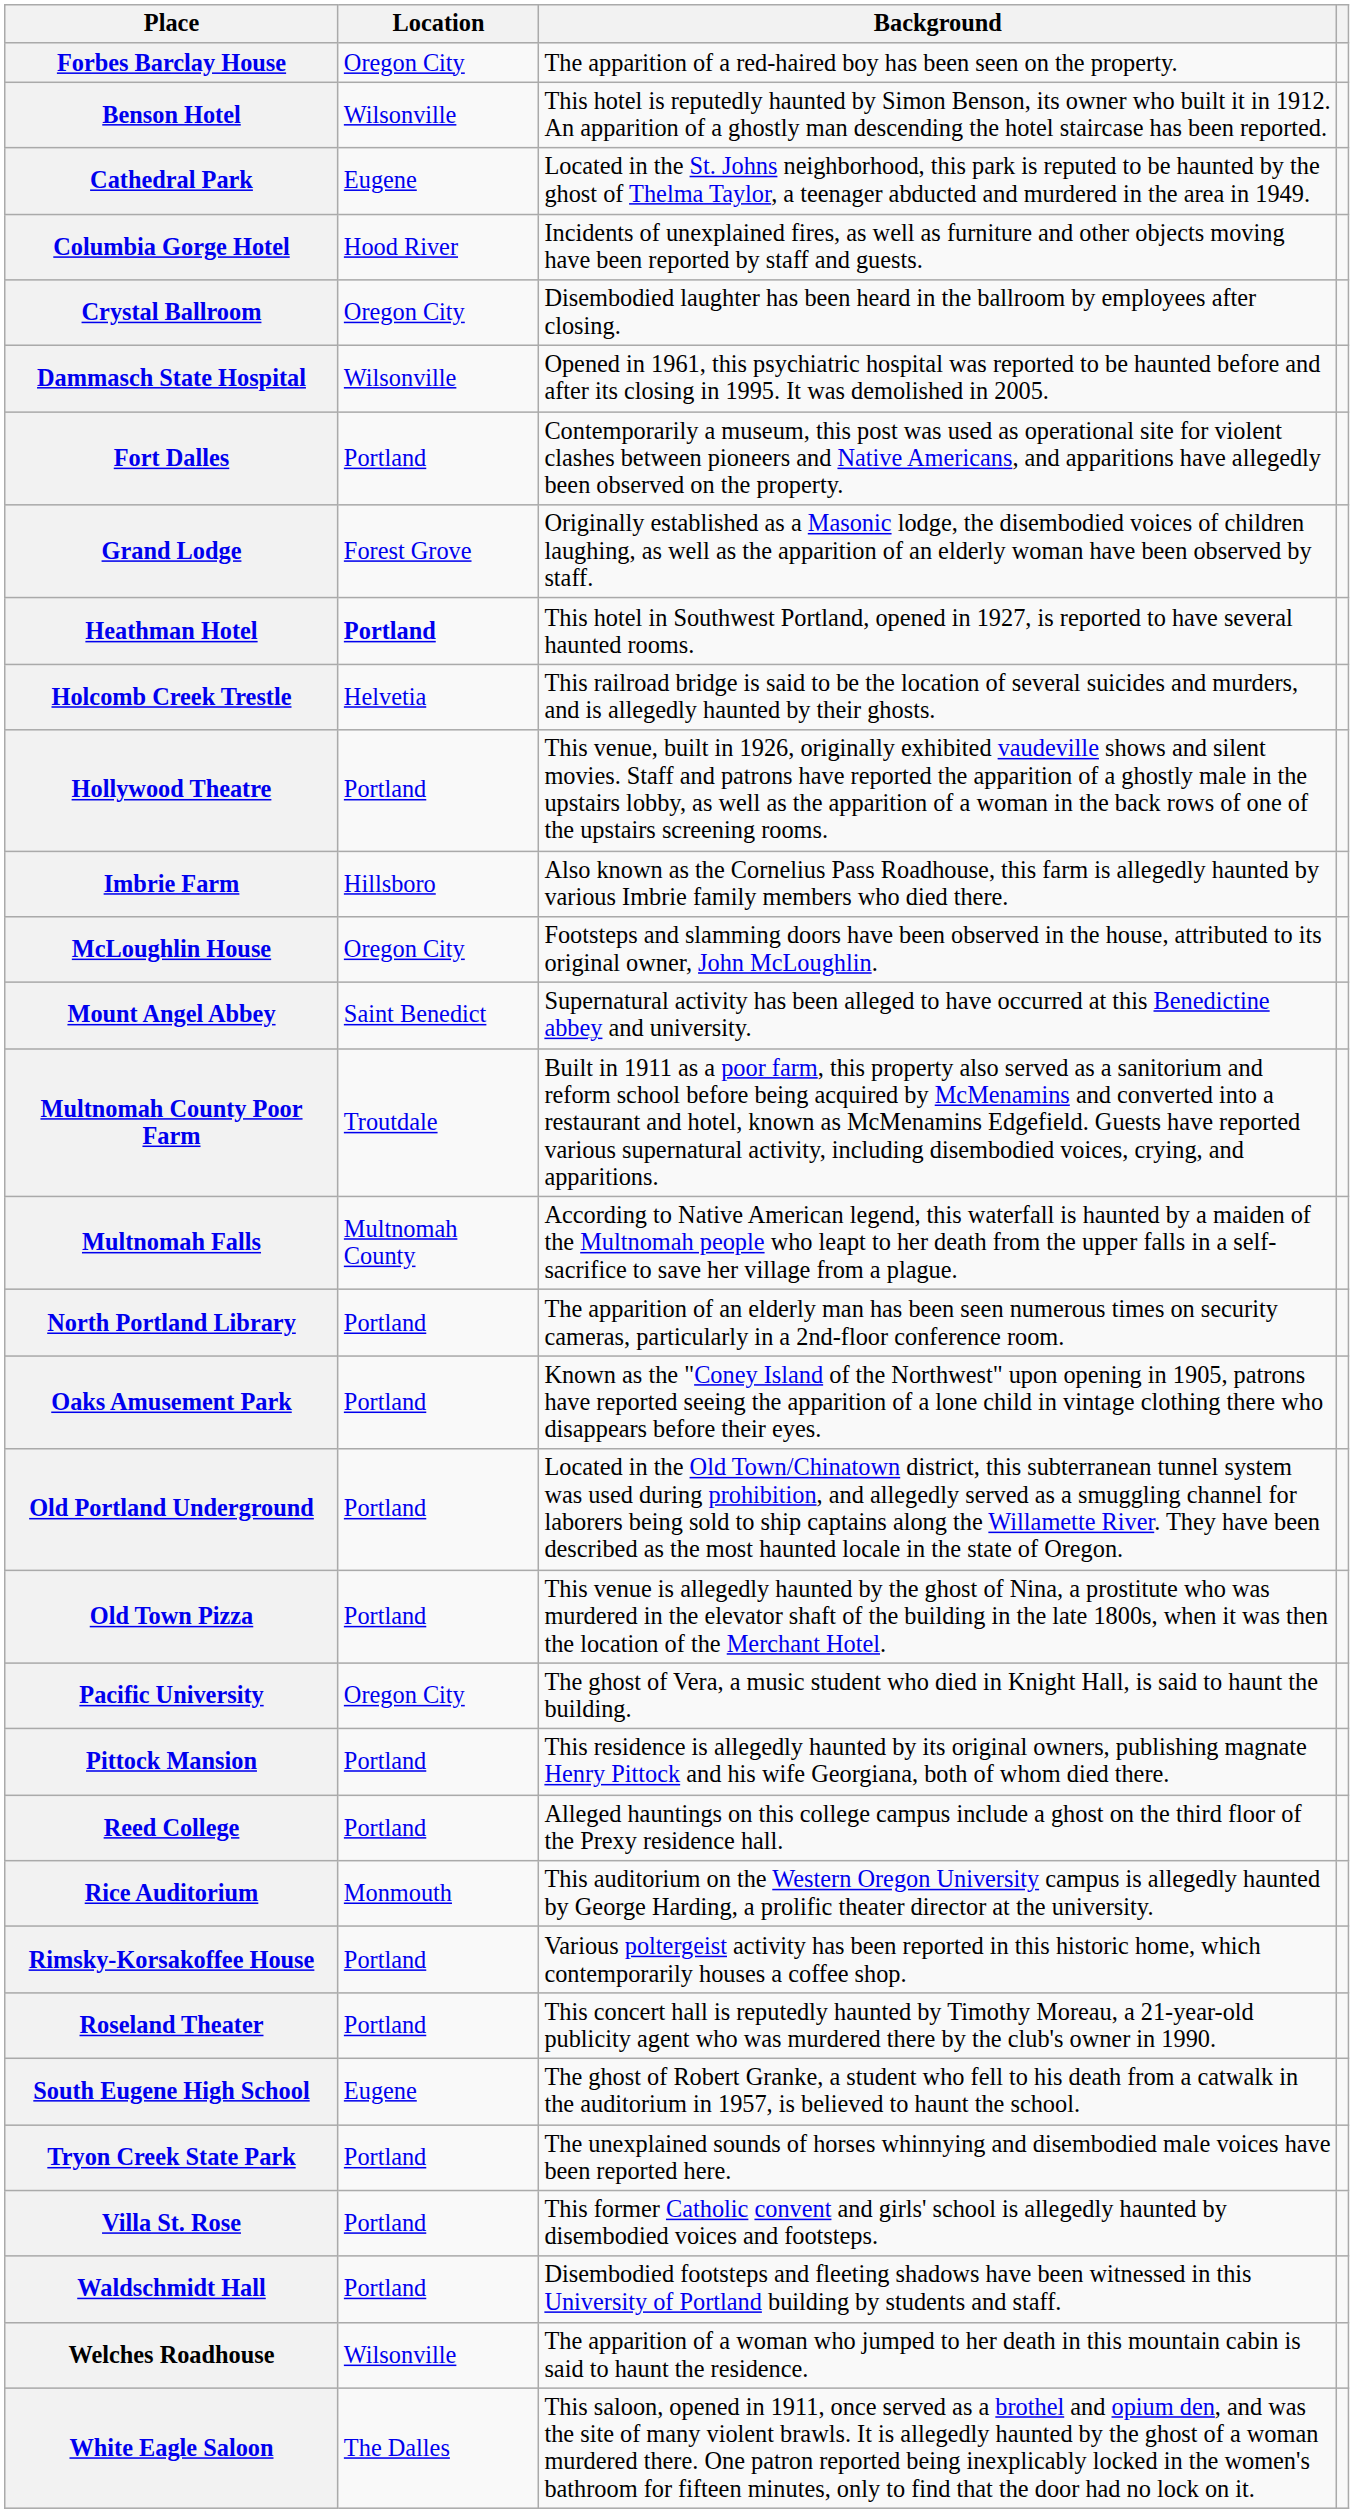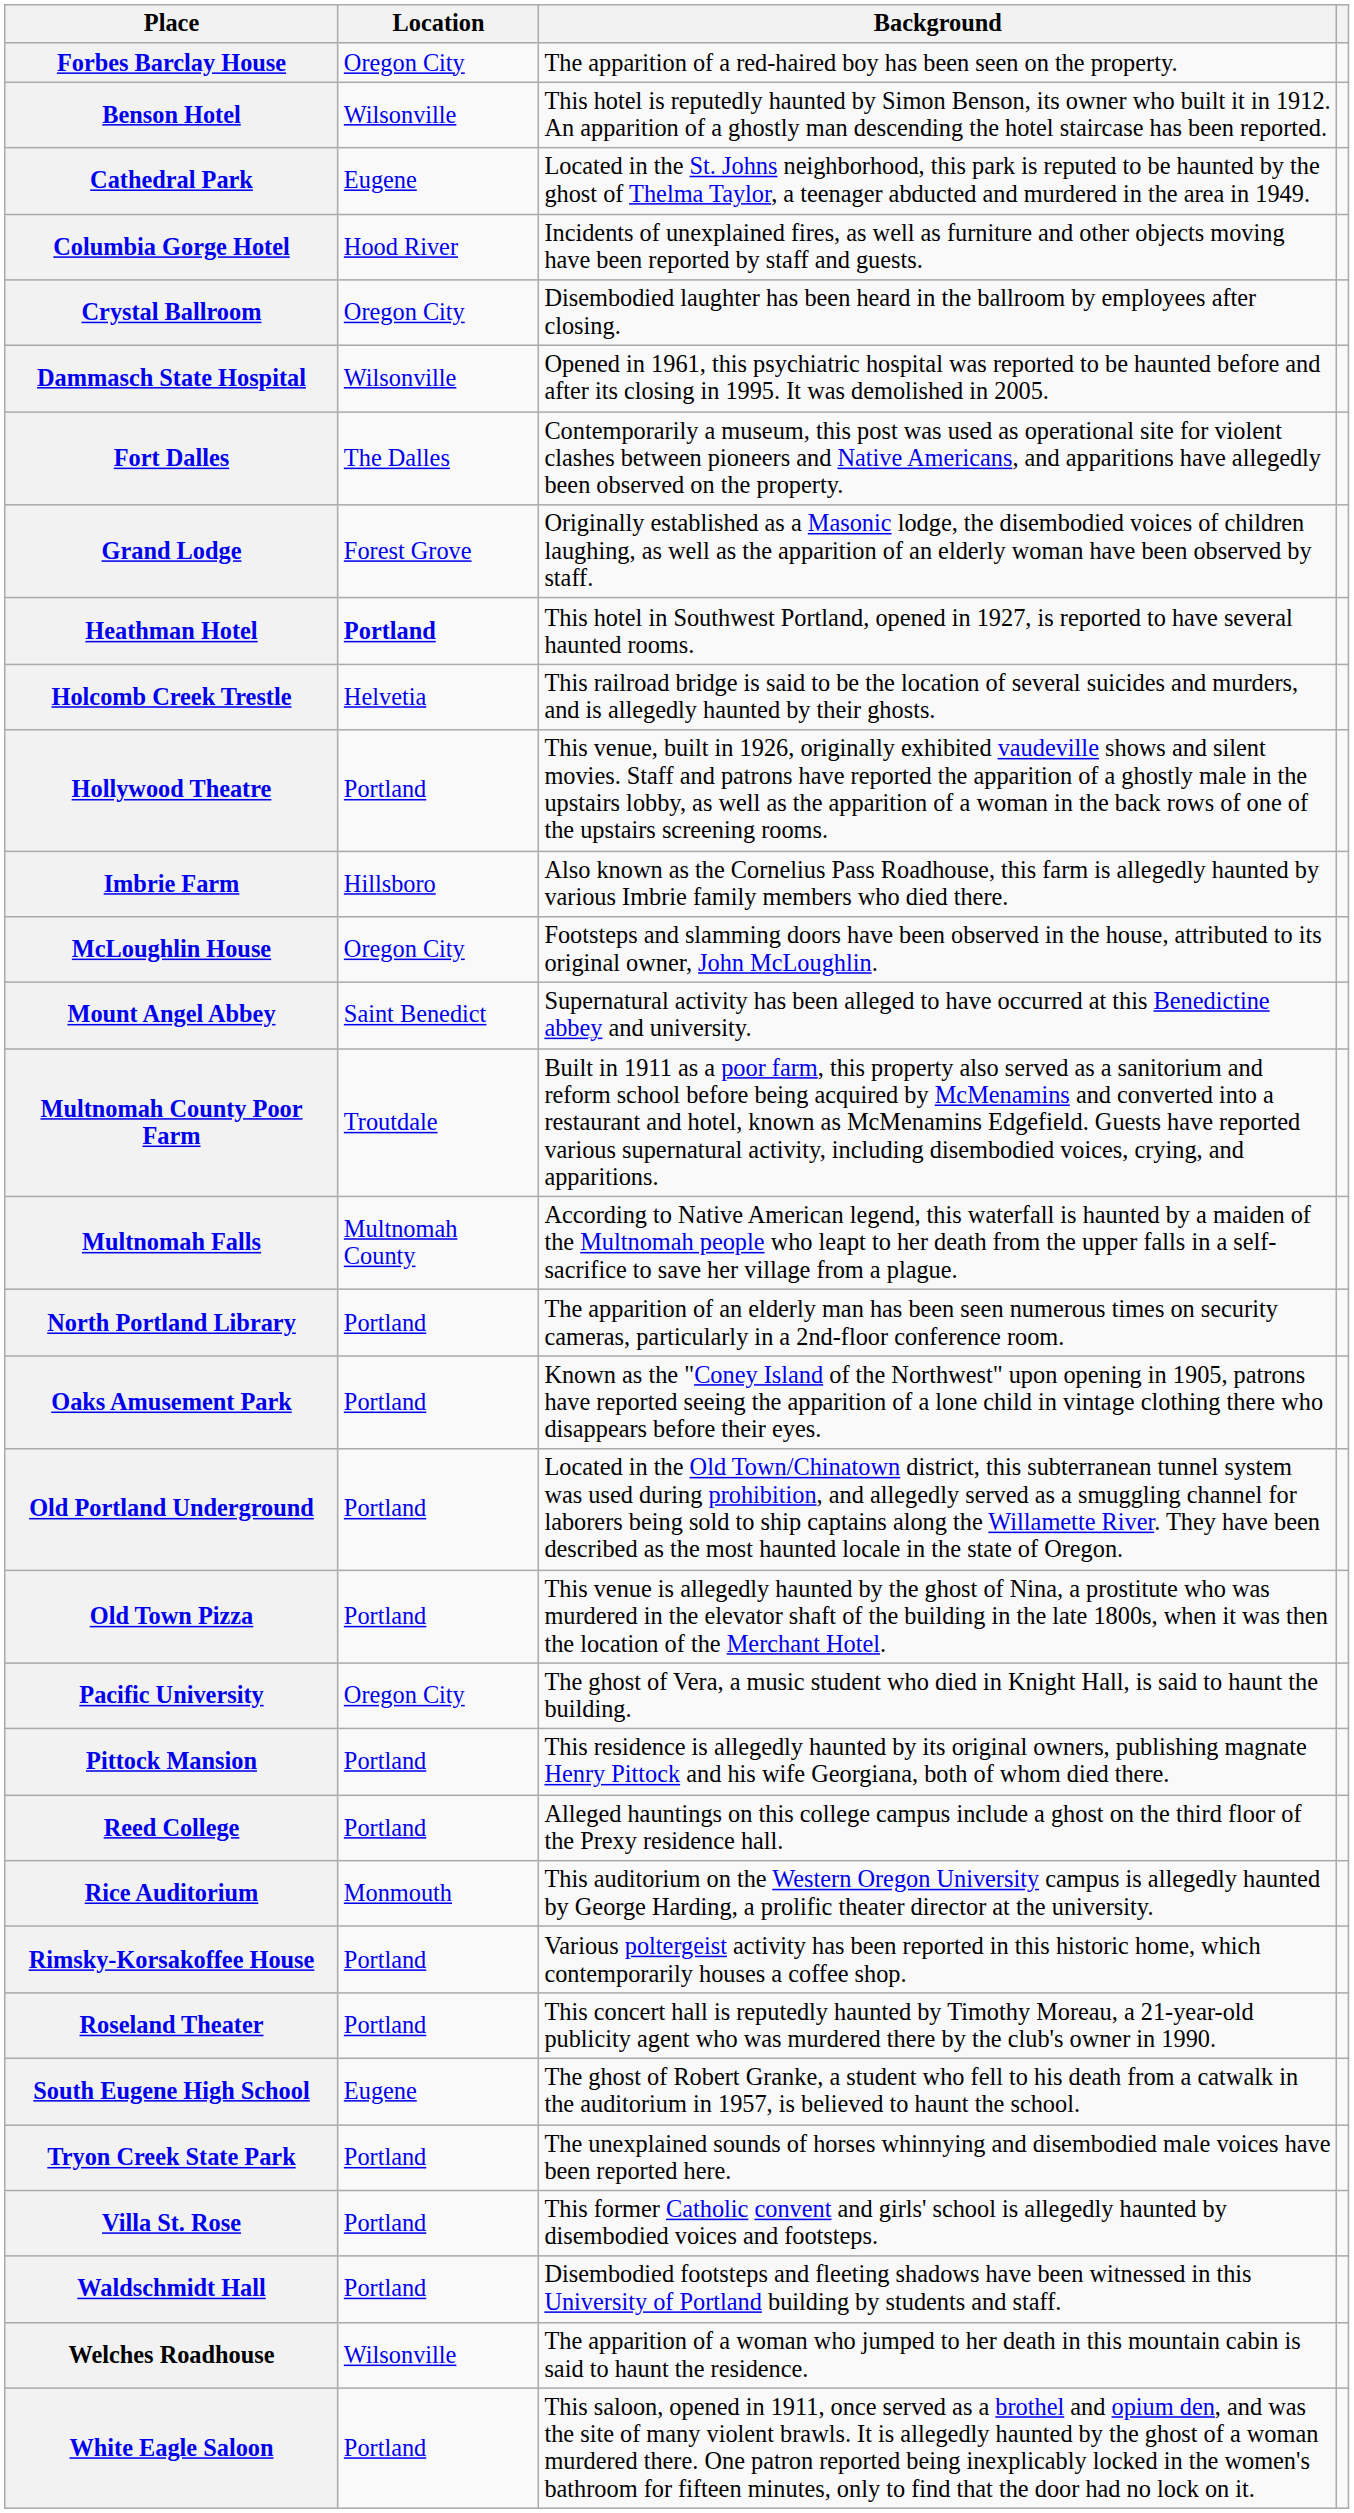(385, 457) Portland -> (397, 457) The Dalles
(397, 2448) The Dalles -> (385, 2448) Portland
